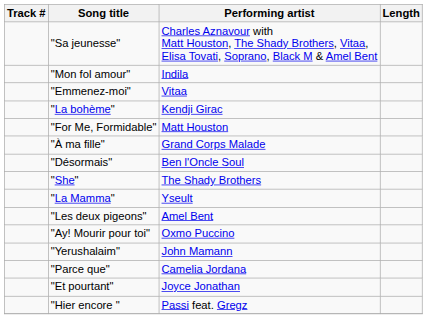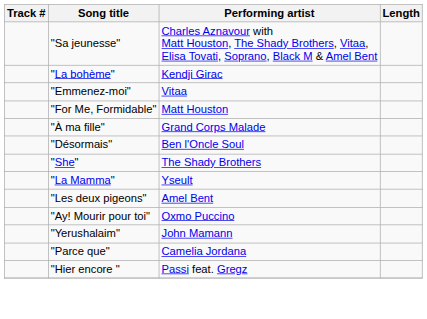- row: (90, 74)
rows swapped: (83, 109) <-> (91, 91)
- row: (82, 287)
